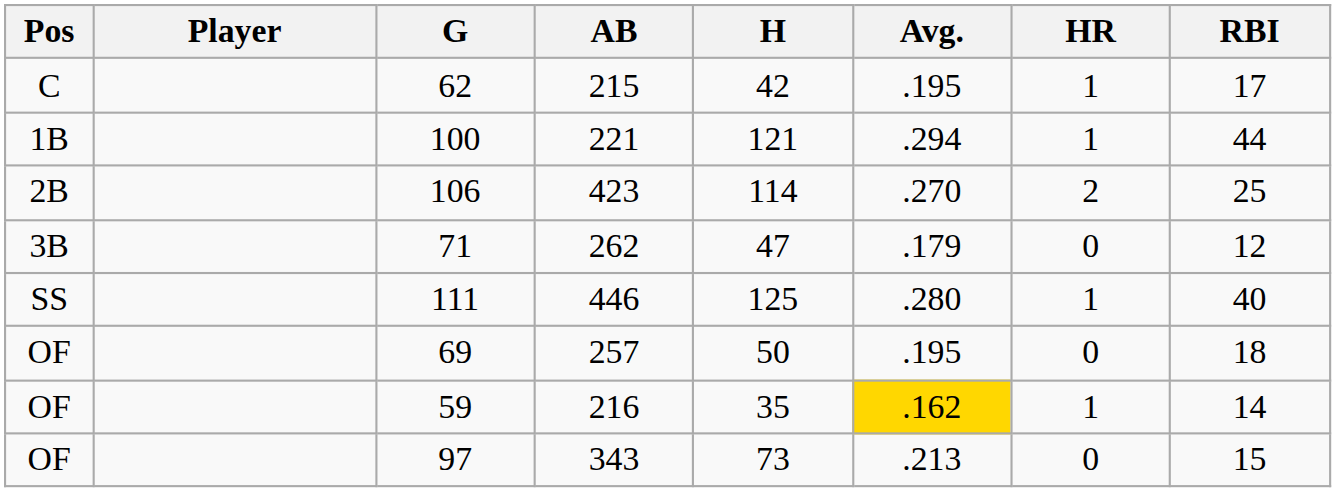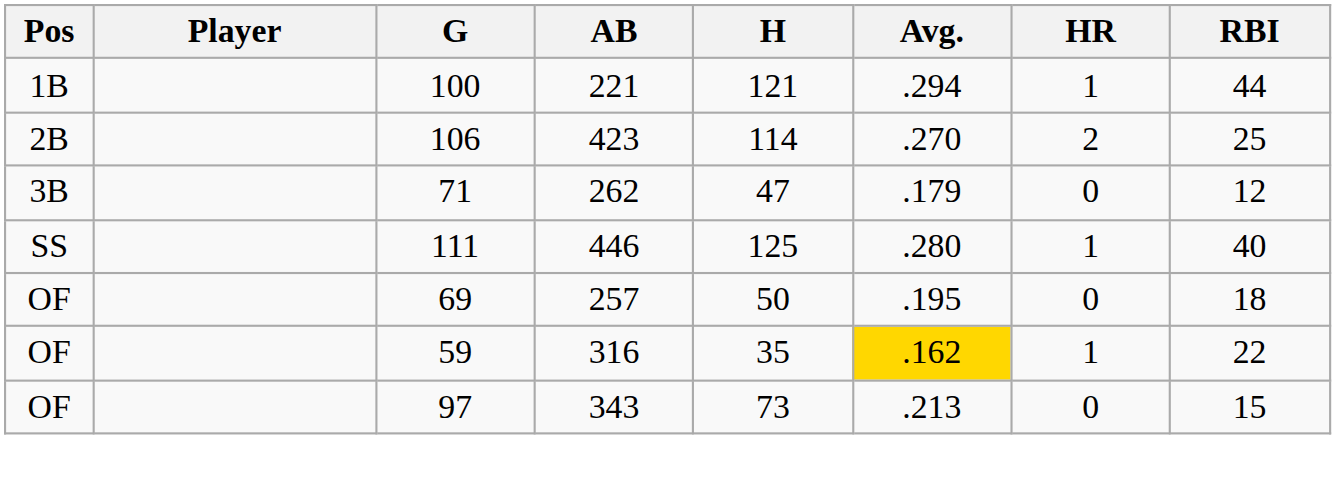- row: (455, 84)
(614, 406) 216 -> (614, 352) 316
(1250, 406) 14 -> (1250, 352) 22
